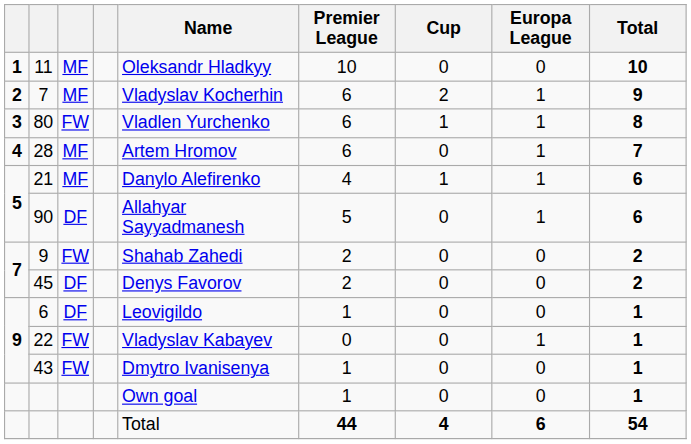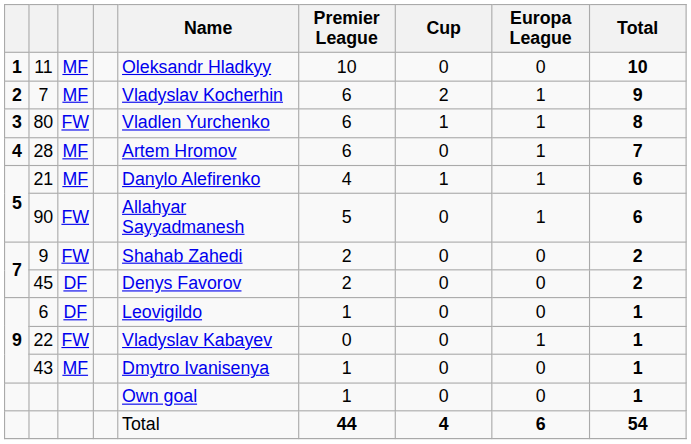(75, 217) DF -> (75, 217) FW
(75, 368) FW -> (75, 368) MF
